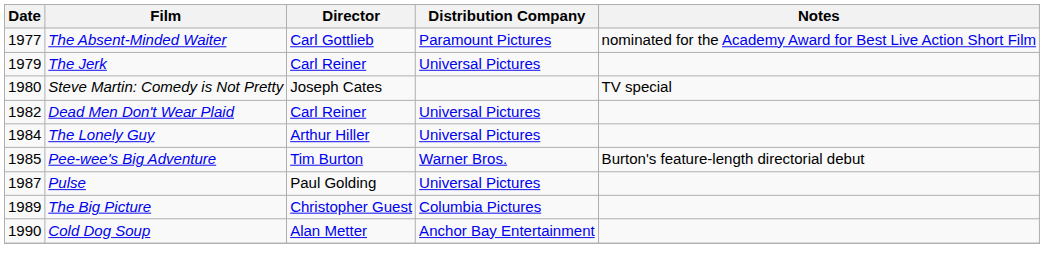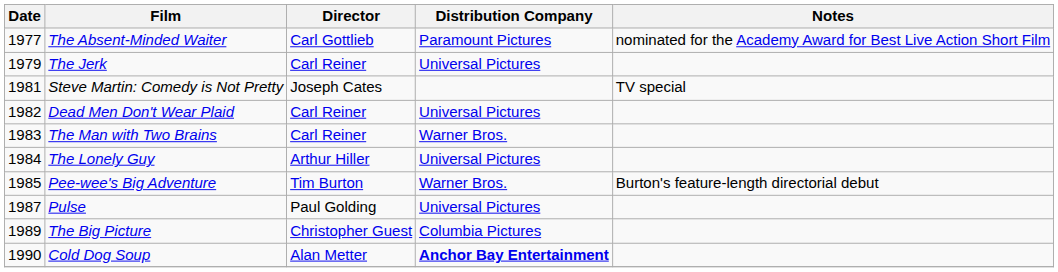(25, 87) 1980 -> (25, 87) 1981
+ row: (133, 135)
(507, 231) normal -> (514, 254) bold
